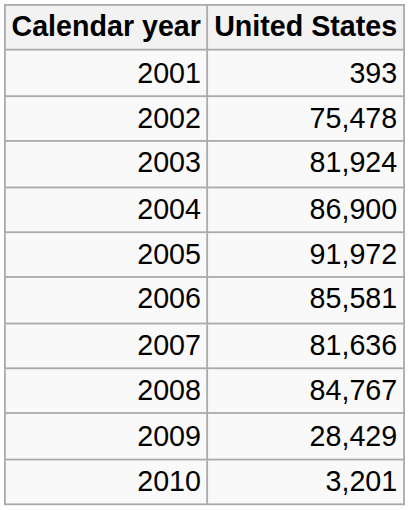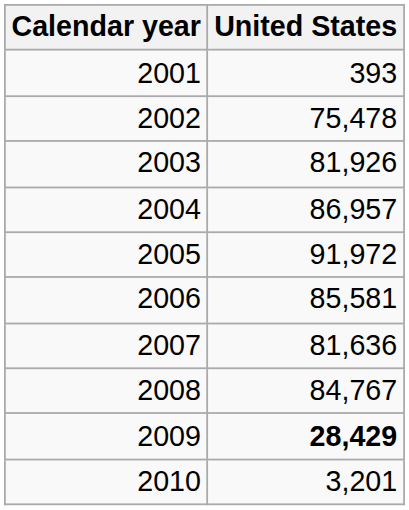(353, 163) 81,924 -> (353, 163) 81,926
(353, 208) 86,900 -> (353, 208) 86,957
(353, 436) normal -> (353, 436) bold
